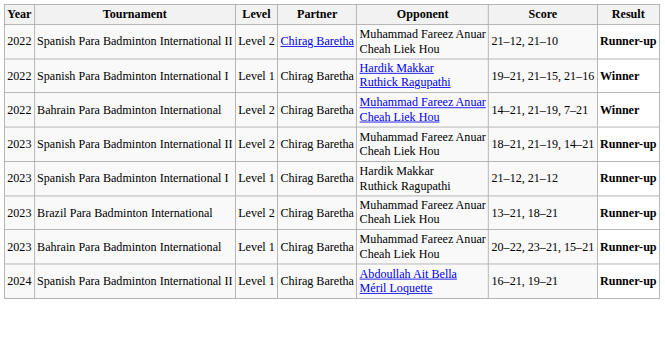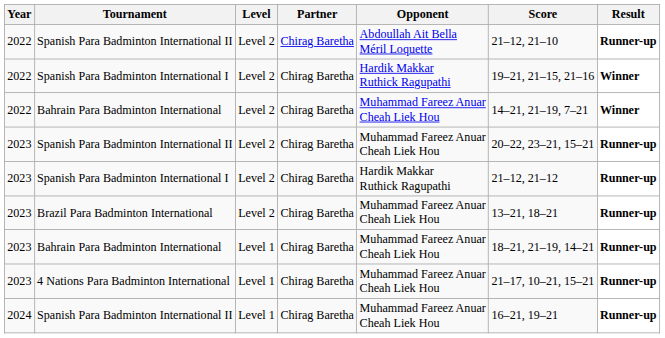(423, 41) Muhammad Fareez Anuar Cheah Liek Hou -> (408, 41) Abdoullah Ait Bella Méril Loquette
(256, 76) Level 1 -> (256, 76) Level 2
(543, 144) 18–21, 21–19, 14–21 -> (543, 144) 20–22, 23–21, 15–21
(256, 178) Level 1 -> (256, 178) Level 2
(543, 247) 20–22, 23–21, 15–21 -> (543, 247) 18–21, 21–19, 14–21
+ row: (19, 281)
(408, 281) Abdoullah Ait Bella Méril Loquette -> (423, 315) Muhammad Fareez Anuar Cheah Liek Hou
